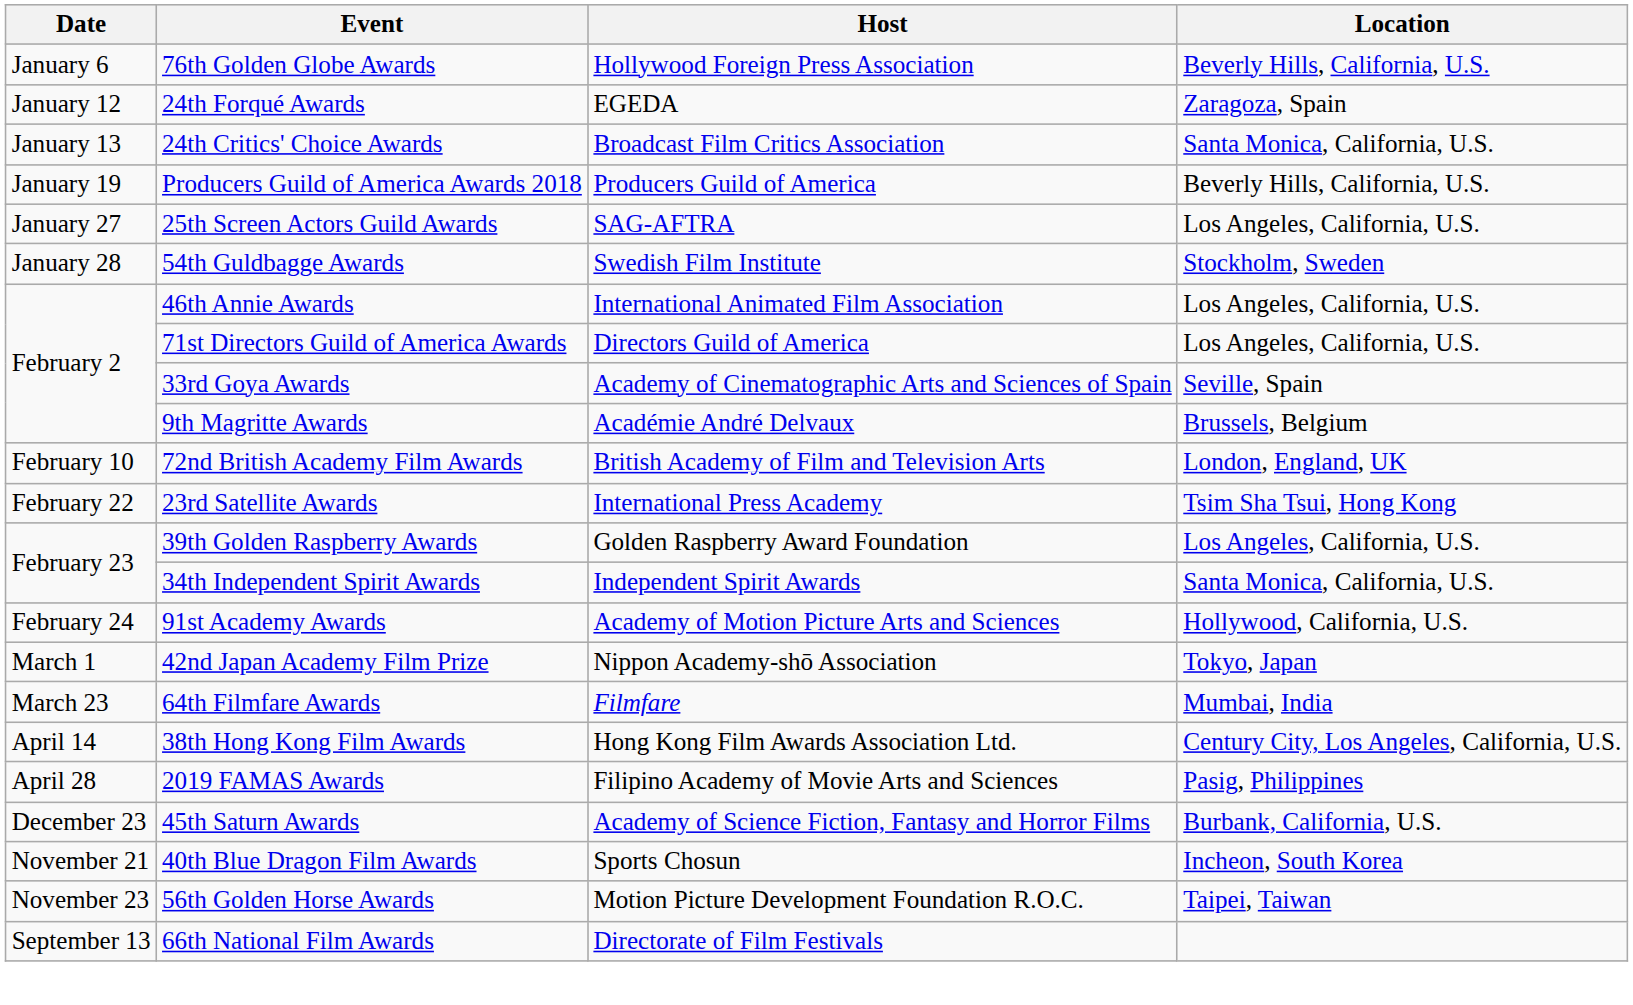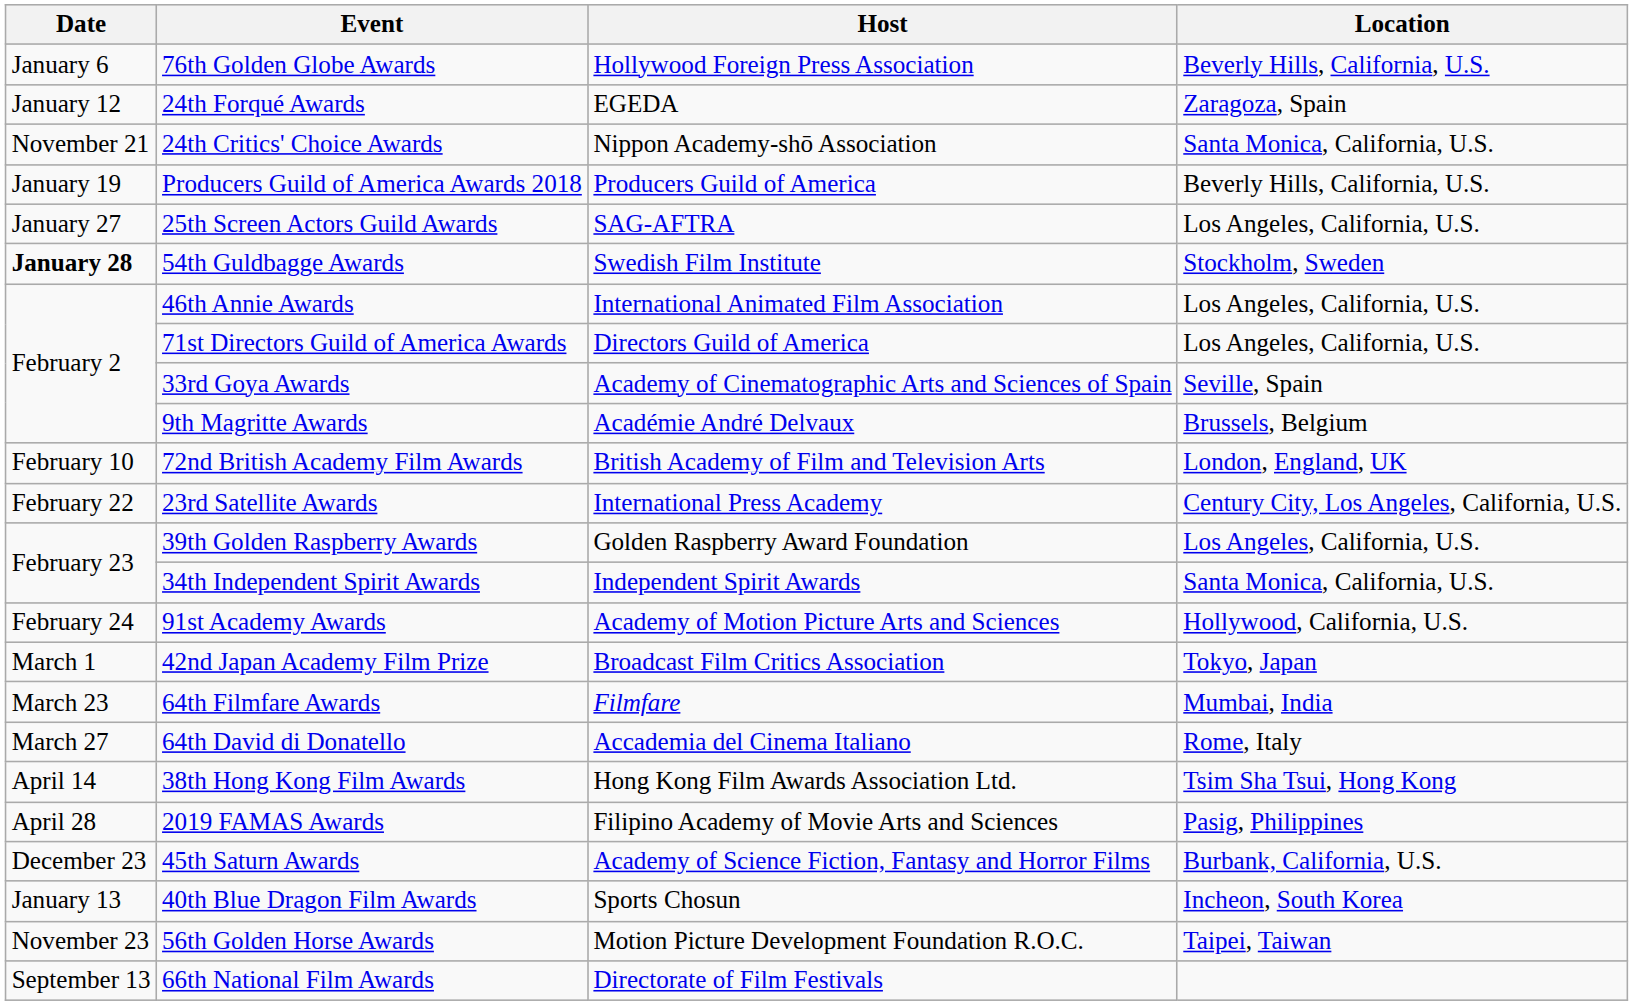(66, 143) January 13 -> (80, 143) November 21
(769, 143) Broadcast Film Critics Association -> (765, 143) Nippon Academy-shō Association
(66, 263) normal -> (72, 263) bold
(1320, 502) Tsim Sha Tsui, Hong Kong -> (1402, 502) Century City, Los Angeles, California, U.S.
(765, 661) Nippon Academy-shō Association -> (769, 661) Broadcast Film Critics Association
+ row: (284, 741)
(1402, 741) Century City, Los Angeles, California, U.S. -> (1320, 781) Tsim Sha Tsui, Hong Kong
(80, 861) November 21 -> (66, 900) January 13
